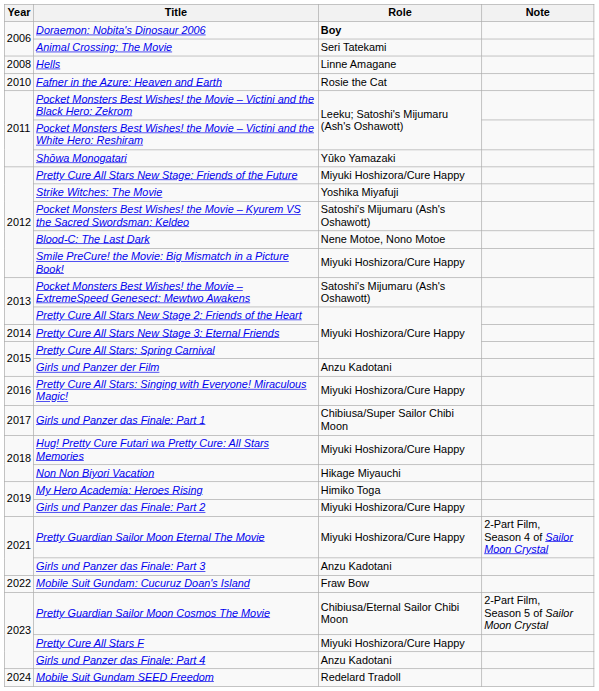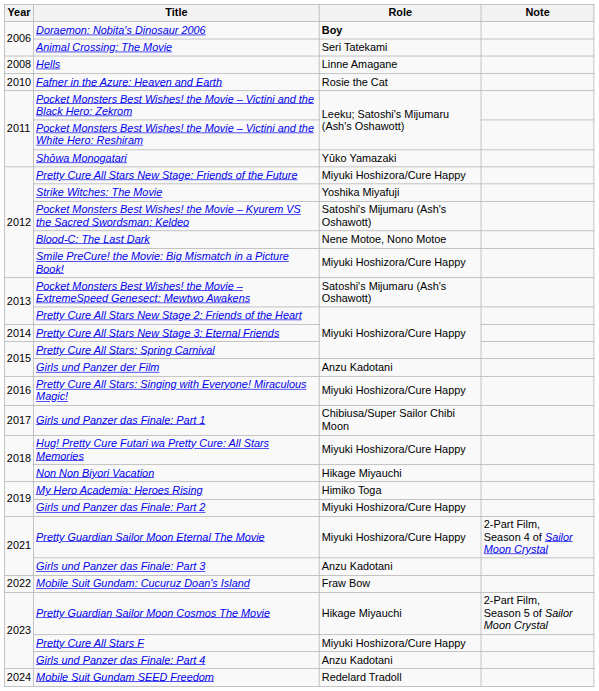(390, 613) Chibiusa/Eternal Sailor Chibi Moon -> (362, 613) Hikage Miyauchi
